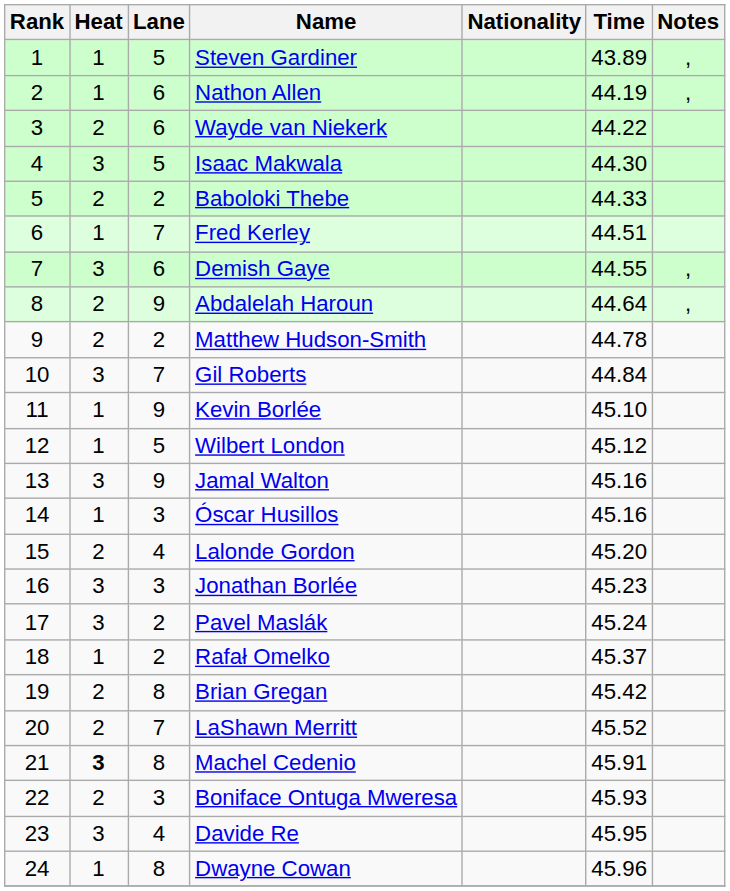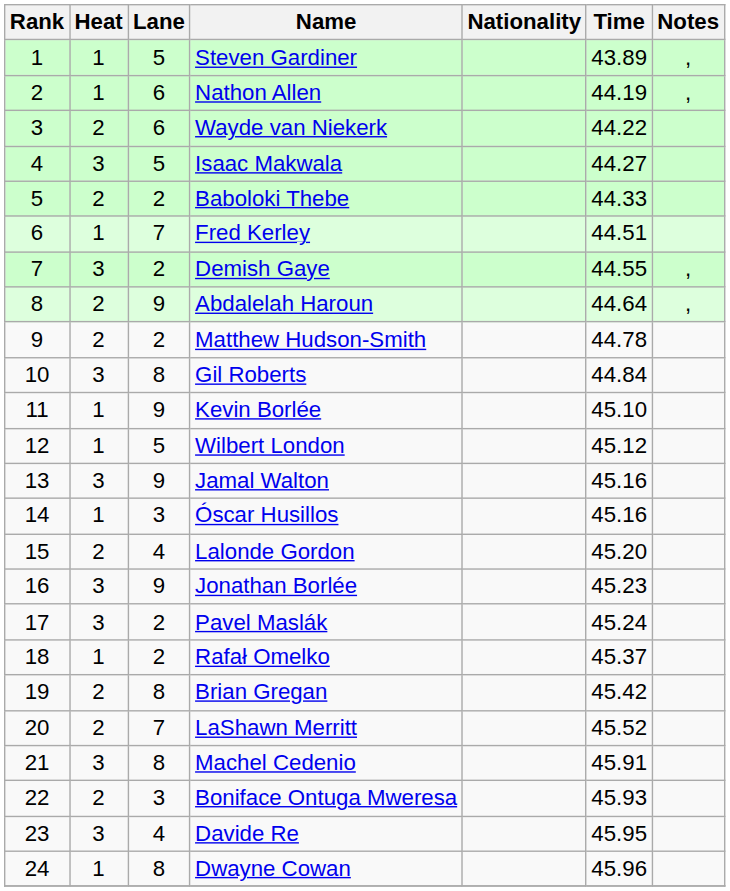(619, 163) 44.30 -> (619, 163) 44.27
(159, 269) 6 -> (159, 269) 2
(159, 374) 7 -> (159, 374) 8
(159, 586) 3 -> (159, 586) 9
(99, 762) bold -> (99, 762) normal
